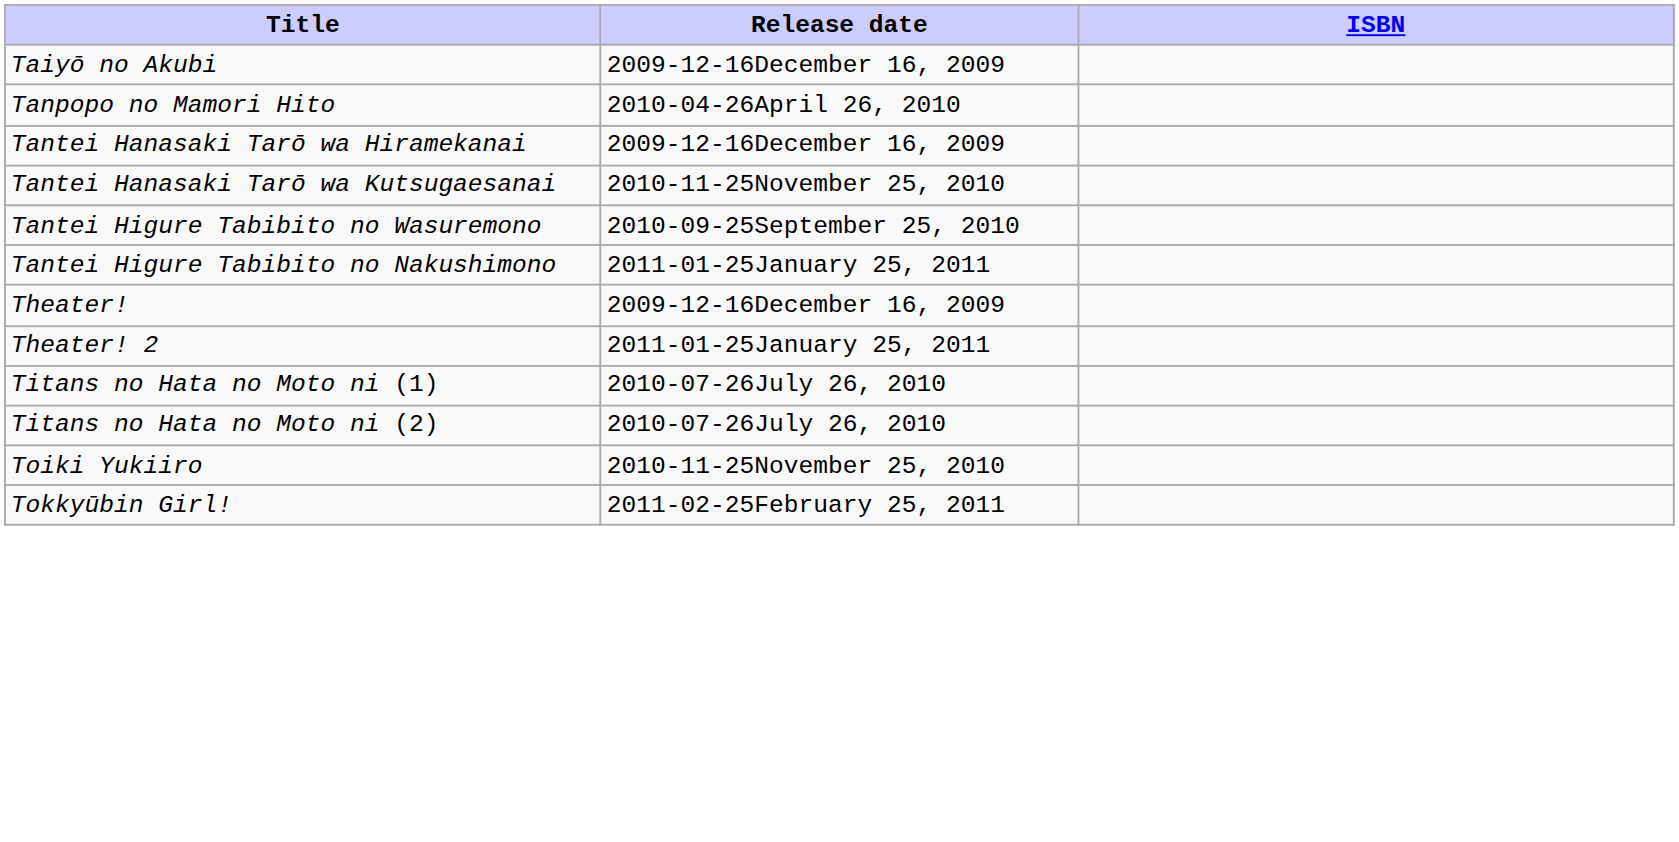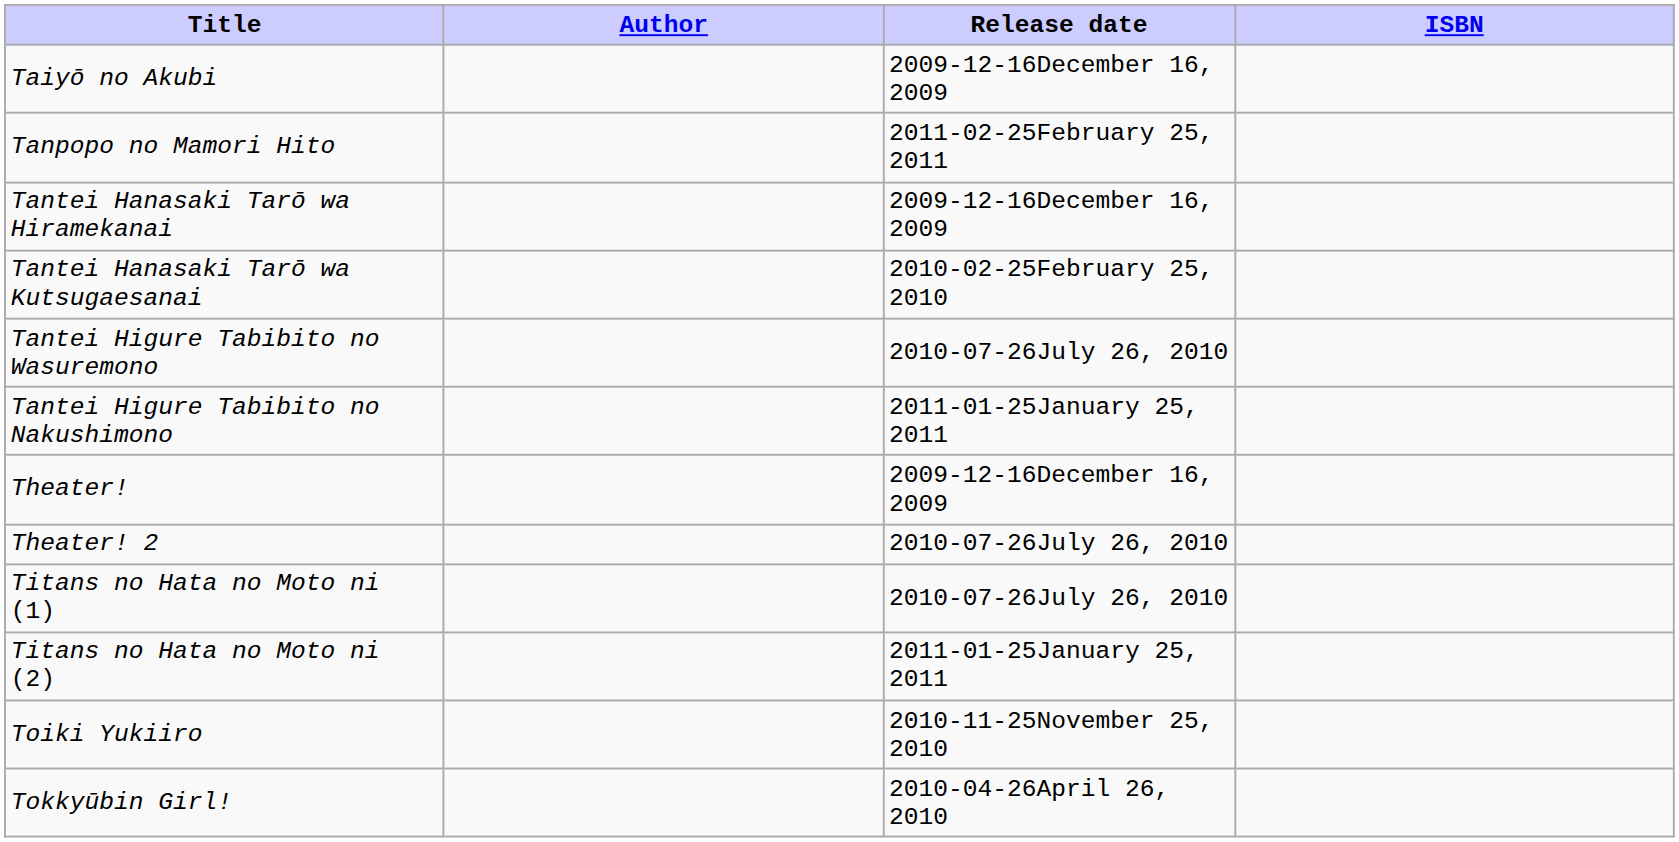+ column: (664, 25)
(784, 105) 2010-04-26April 26, 2010 -> (1051, 148) 2011-02-25February 25, 2011
(806, 185) 2010-11-25November 25, 2010 -> (1051, 284) 2010-02-25February 25, 2010
(813, 225) 2010-09-25September 25, 2010 -> (1059, 353) 2010-07-26July 26, 2010
(799, 345) 2011-01-25January 25, 2011 -> (1059, 544) 2010-07-26July 26, 2010
(776, 425) 2010-07-26July 26, 2010 -> (1044, 666) 2011-01-25January 25, 2011
(806, 505) 2011-02-25February 25, 2011 -> (1029, 803) 2010-04-26April 26, 2010
